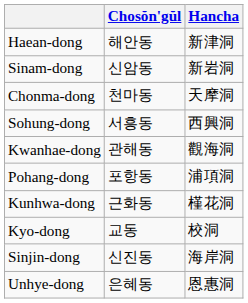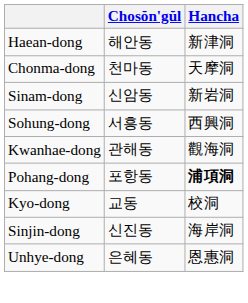rows swapped: (45, 69) <-> (51, 95)
(211, 176) normal -> (211, 176) bold
- row: (51, 203)
